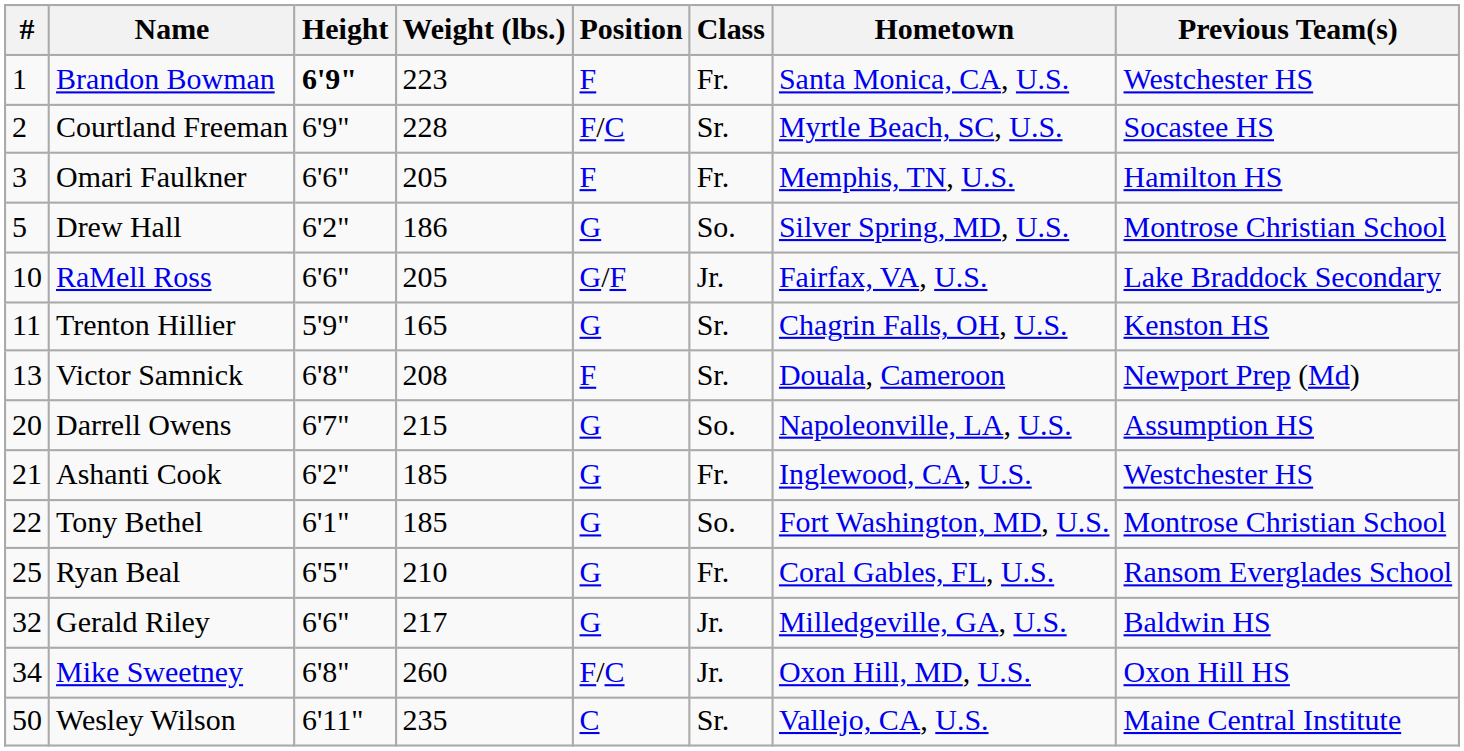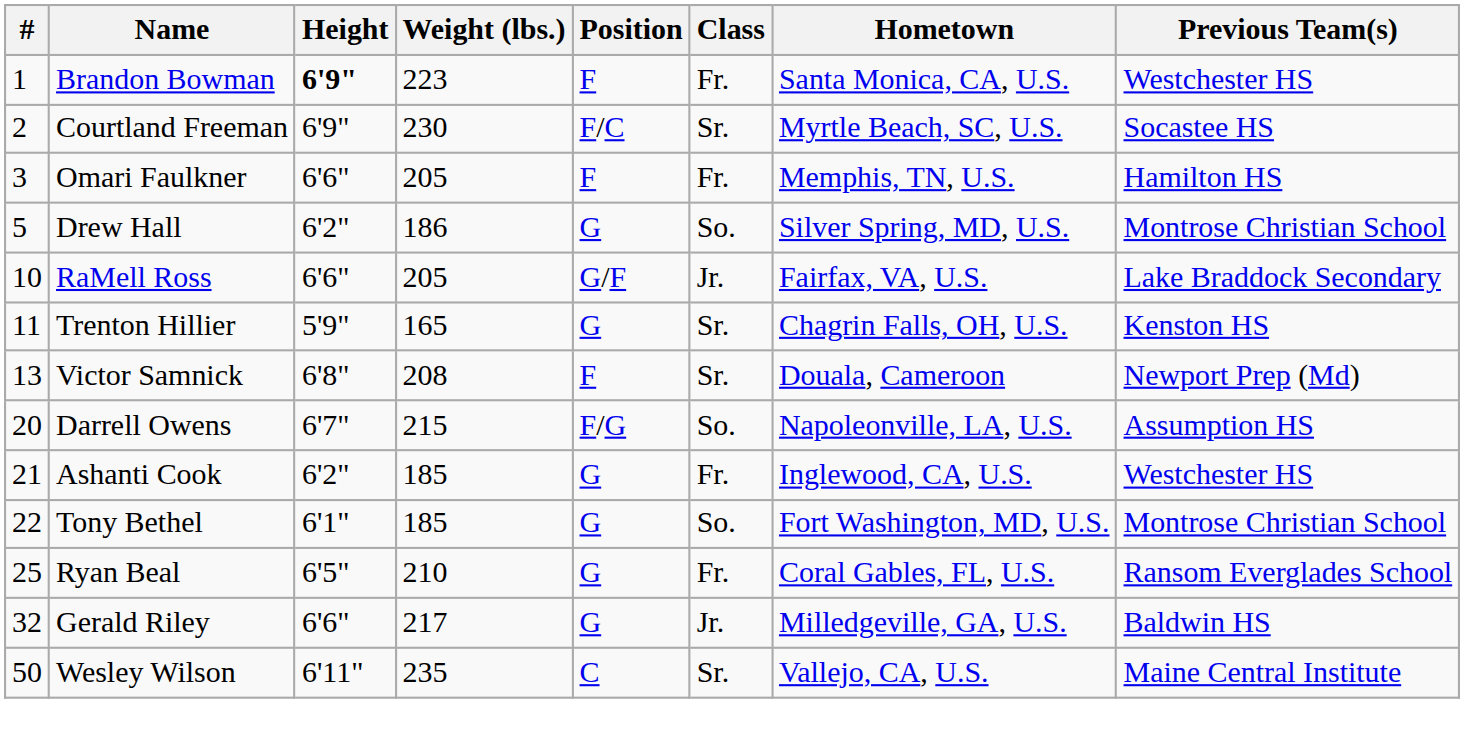(425, 128) 228 -> (425, 128) 230
(590, 424) G -> (603, 424) F/G
- row: (150, 671)
